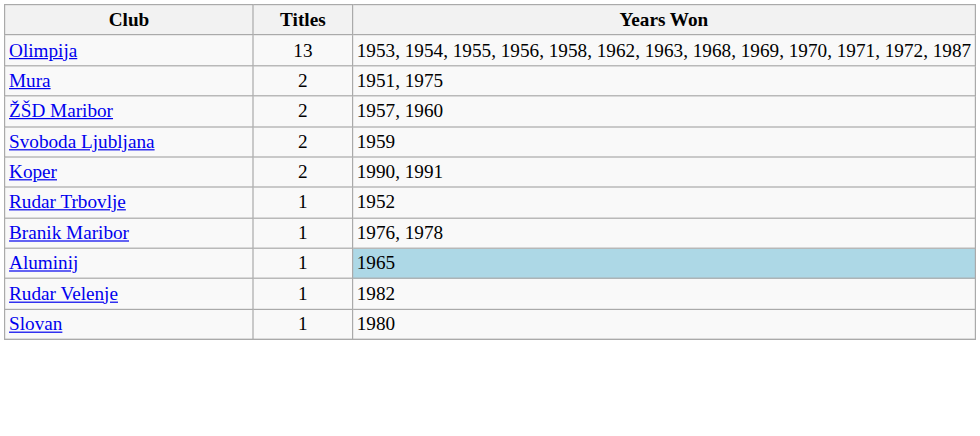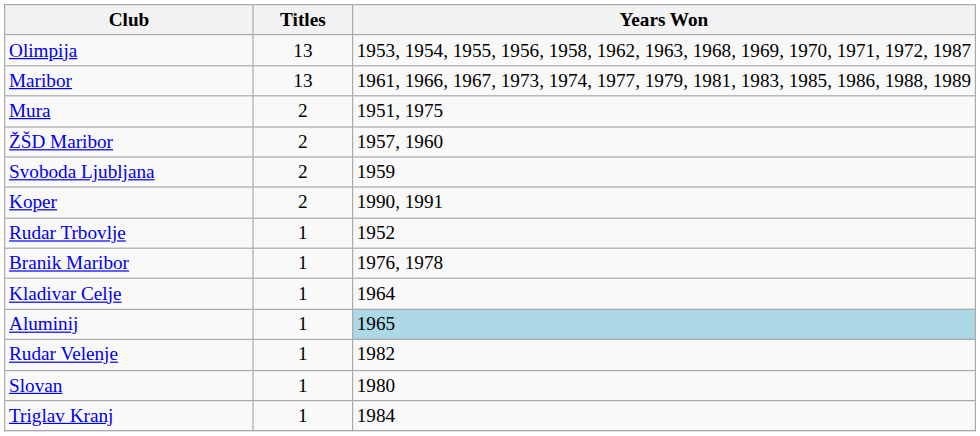+ row: (40, 80)
+ row: (65, 293)
+ row: (61, 415)
